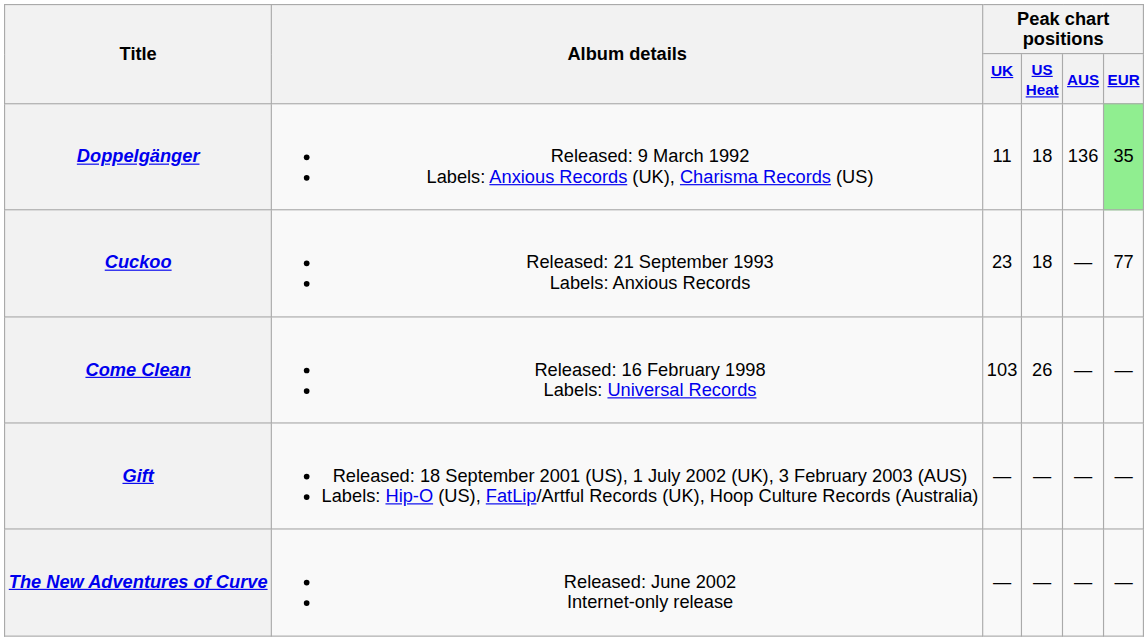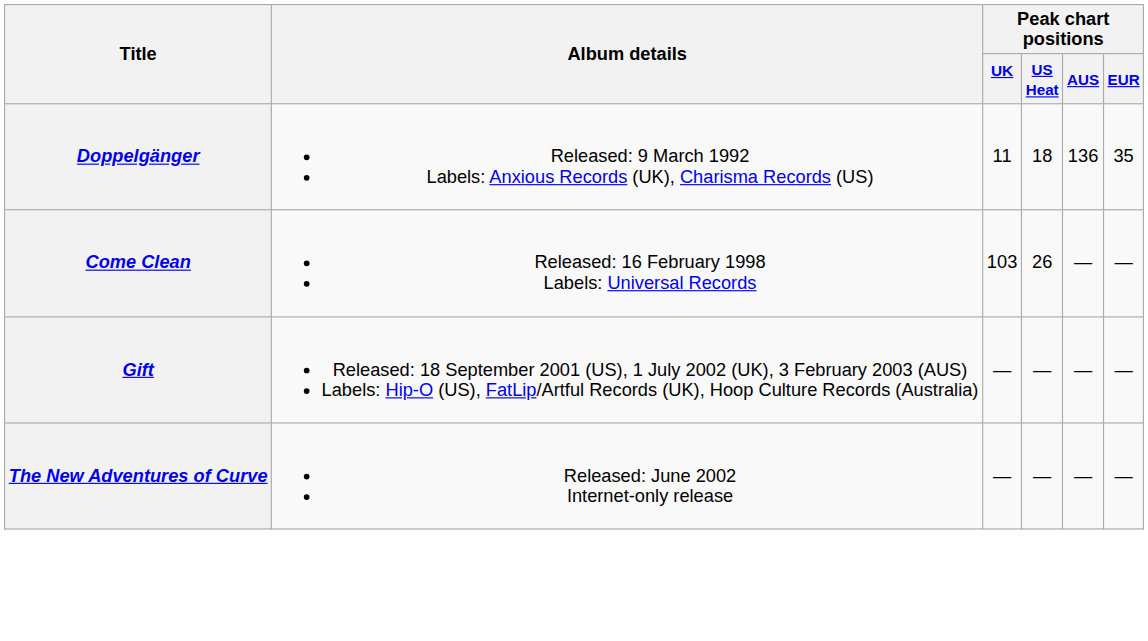(1124, 156) lightgreen background -> (1124, 156) no background
- row: (138, 263)
